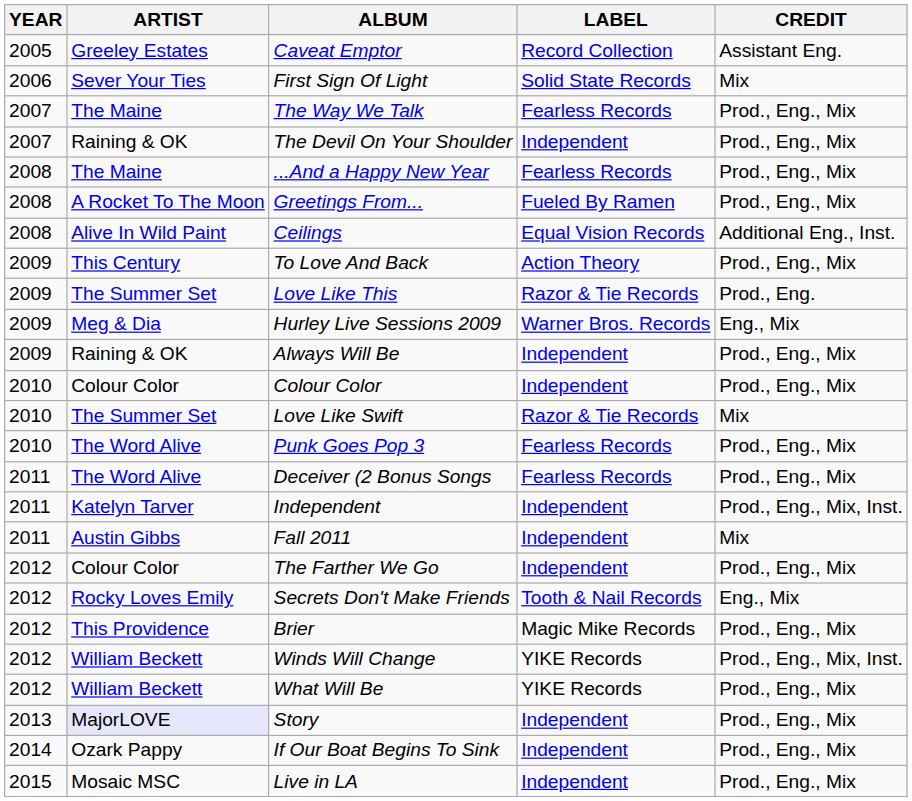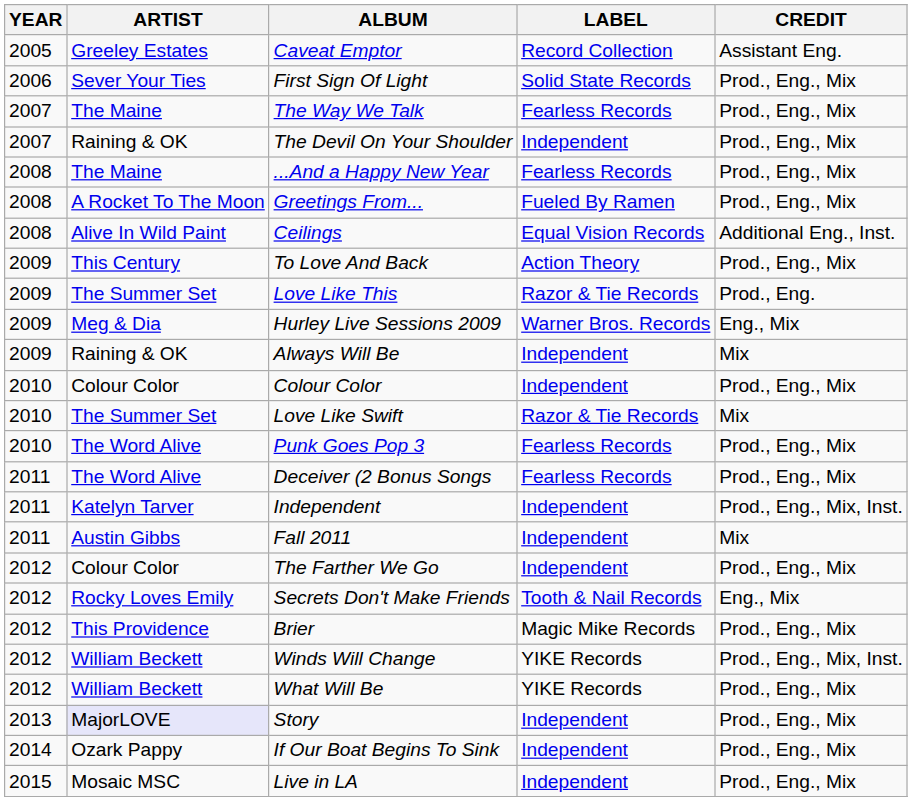(734, 80) Mix -> (788, 80) Prod., Eng., Mix
(788, 354) Prod., Eng., Mix -> (734, 354) Mix
